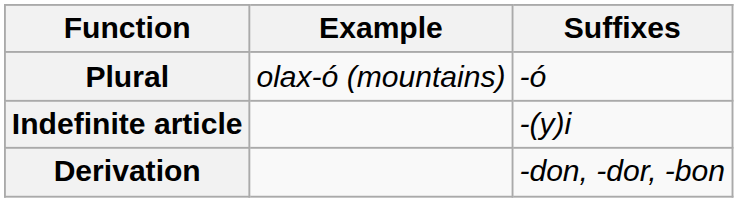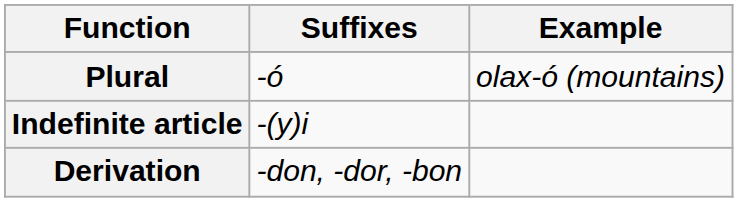columns swapped: (622, 28) <-> (381, 28)
